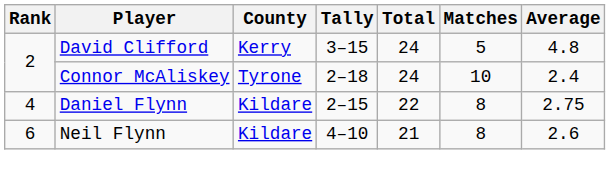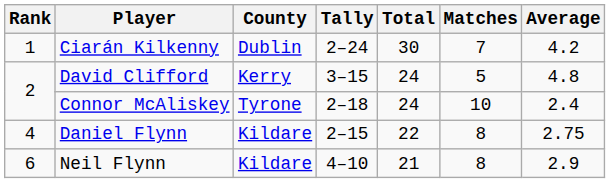+ row: (139, 48)
(563, 134) 2.6 -> (563, 163) 2.9
